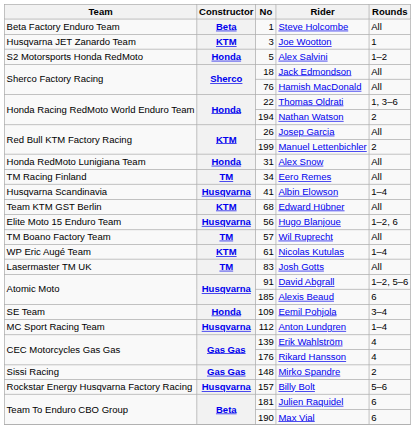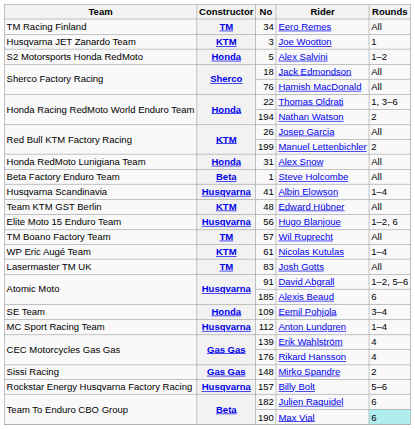rows swapped: (313, 26) <-> (305, 177)
(269, 207) 68 -> (269, 207) 48
(266, 402) 181 -> (266, 402) 182
(374, 417) no background -> (374, 417) paleturquoise background
